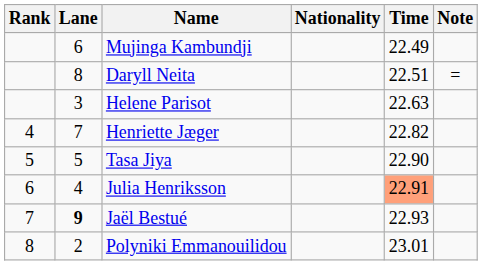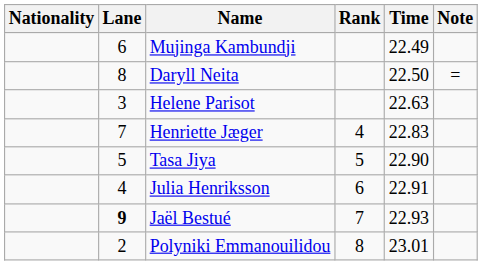columns swapped: (30, 18) <-> (338, 18)
(409, 75) 22.51 -> (409, 75) 22.50
(409, 132) 22.82 -> (409, 132) 22.83
(409, 189) lightsalmon background -> (409, 189) no background
